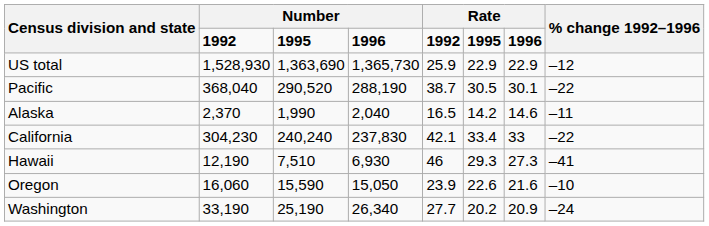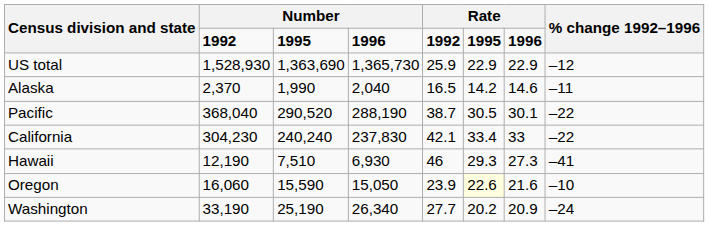rows swapped: (30, 88) <-> (31, 112)
(482, 185) no background -> (482, 185) lightyellow background
